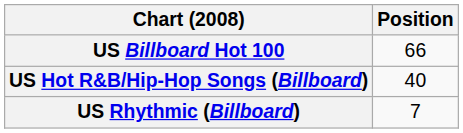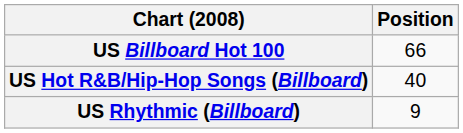(415, 111) 7 -> (415, 111) 9
